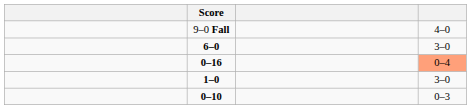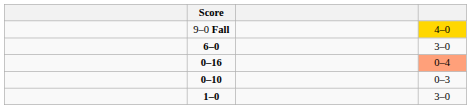(442, 29) no background -> (442, 29) gold background
rows swapped: (211, 96) <-> (211, 79)
